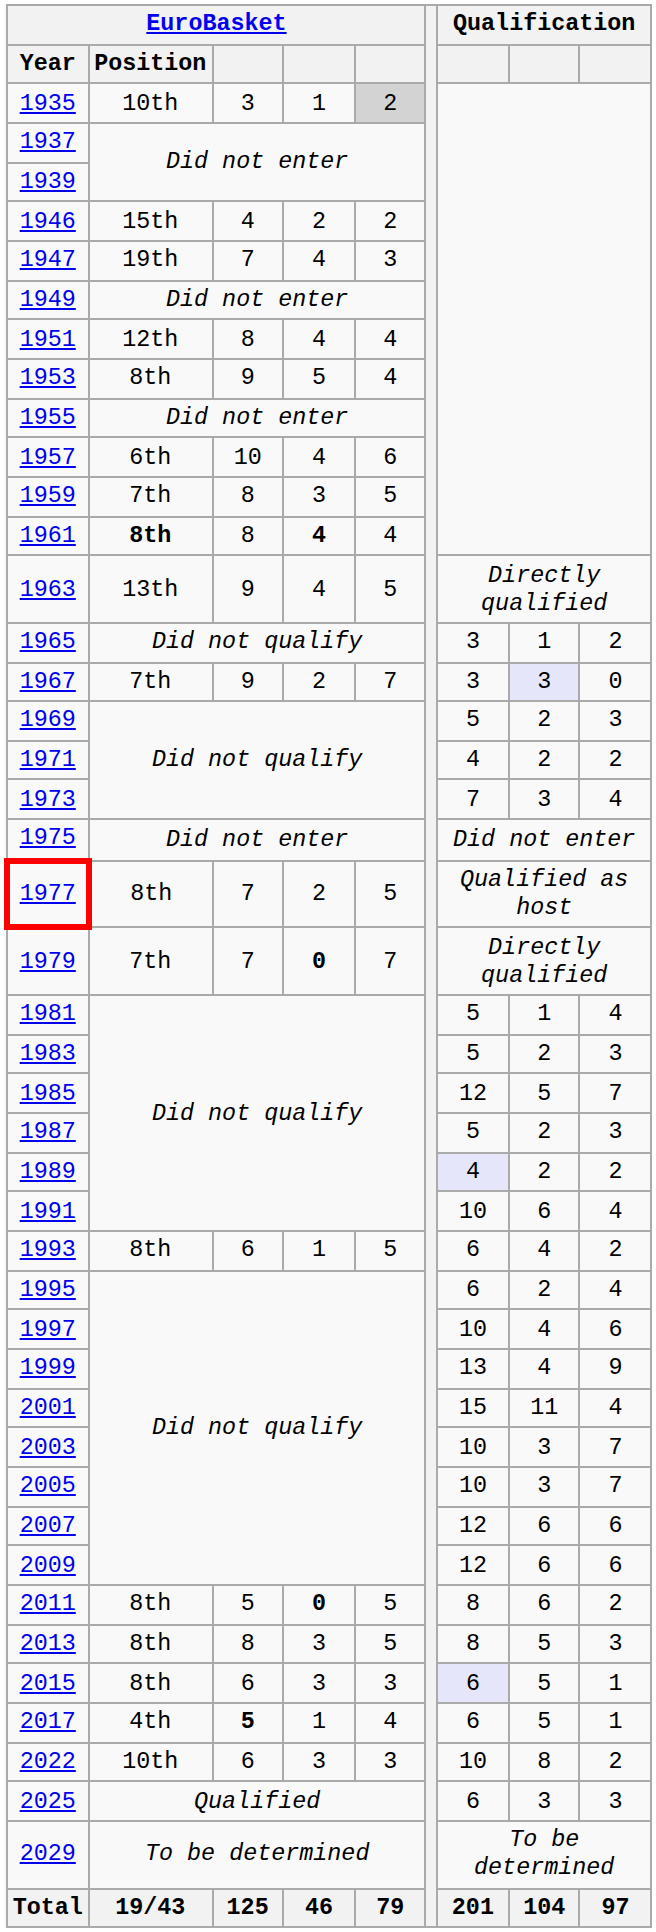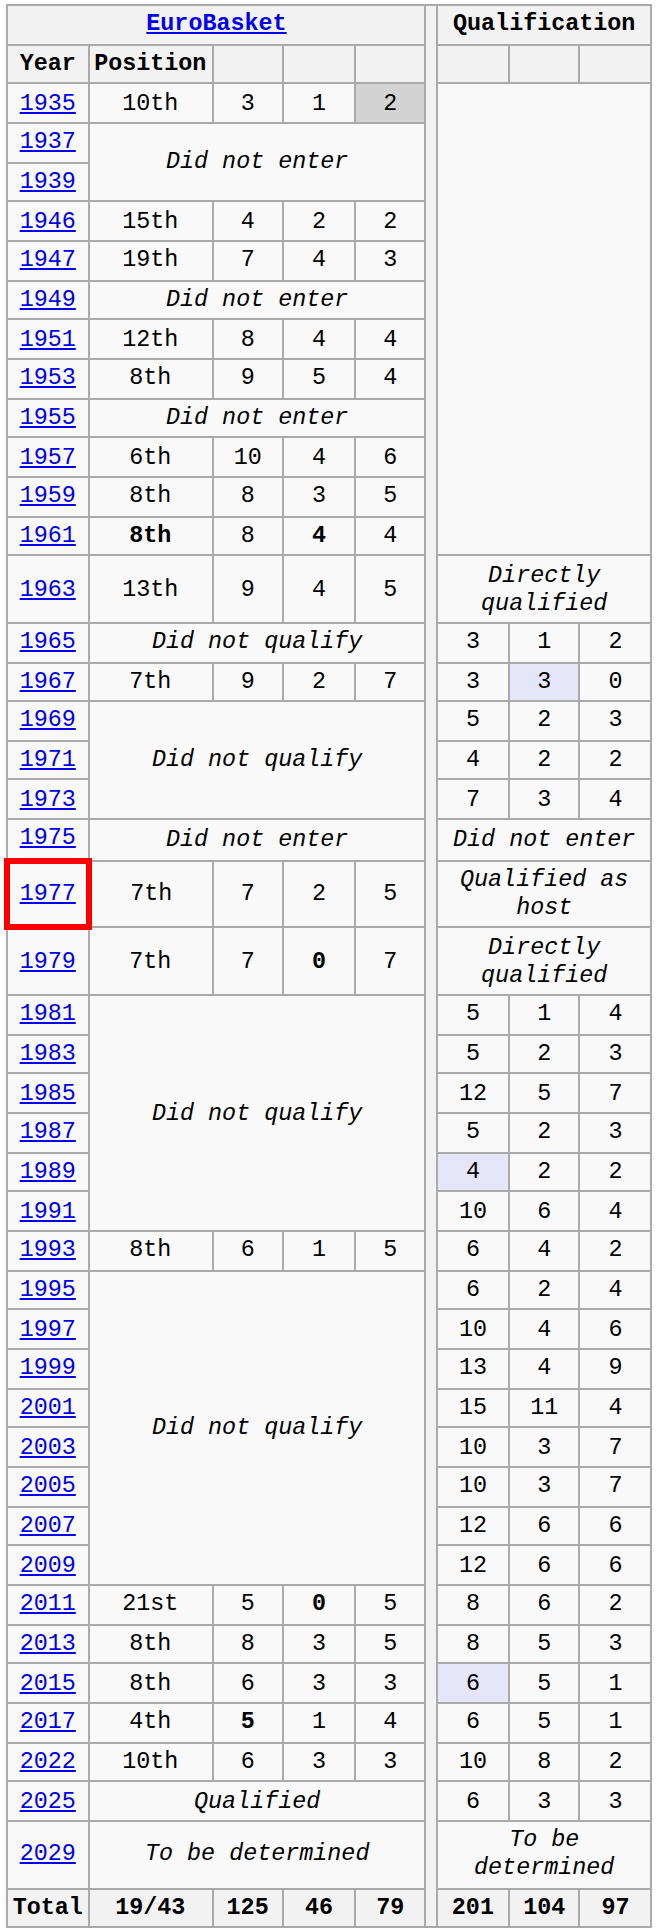(150, 496) 7th -> (150, 496) 8th
(151, 894) 8th -> (151, 894) 7th
(150, 1604) 8th -> (150, 1604) 21st
